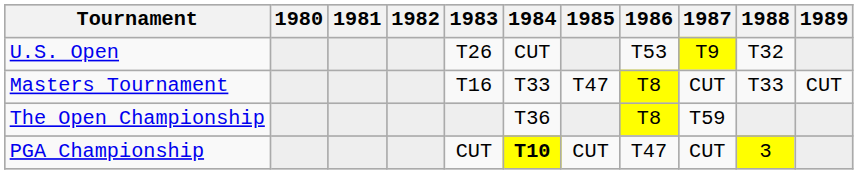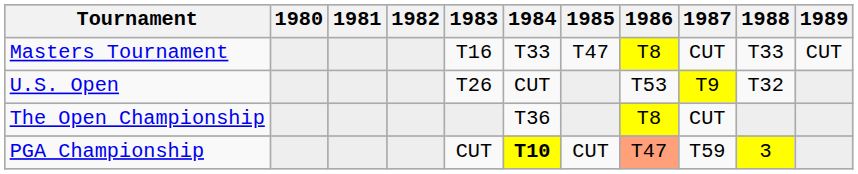rows swapped: (119, 87) <-> (64, 54)
(707, 120) T59 -> (707, 120) CUT
(649, 152) no background -> (649, 152) lightsalmon background
(707, 152) CUT -> (707, 152) T59
